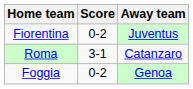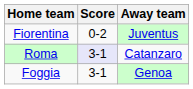(98, 53) no background -> (98, 53) lavender background
(98, 73) 0-2 -> (98, 73) 3-1
